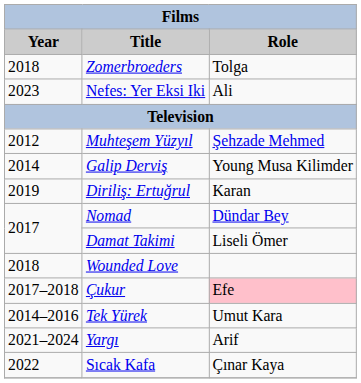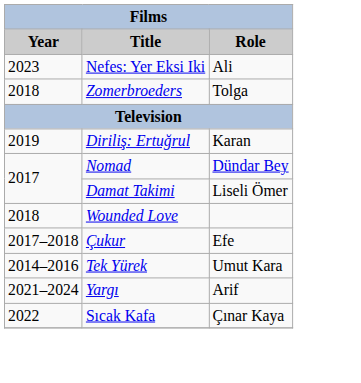rows swapped: (134, 66) <-> (146, 91)
- row: (139, 141)
- row: (127, 166)
(223, 290) pink background -> (223, 240) no background
